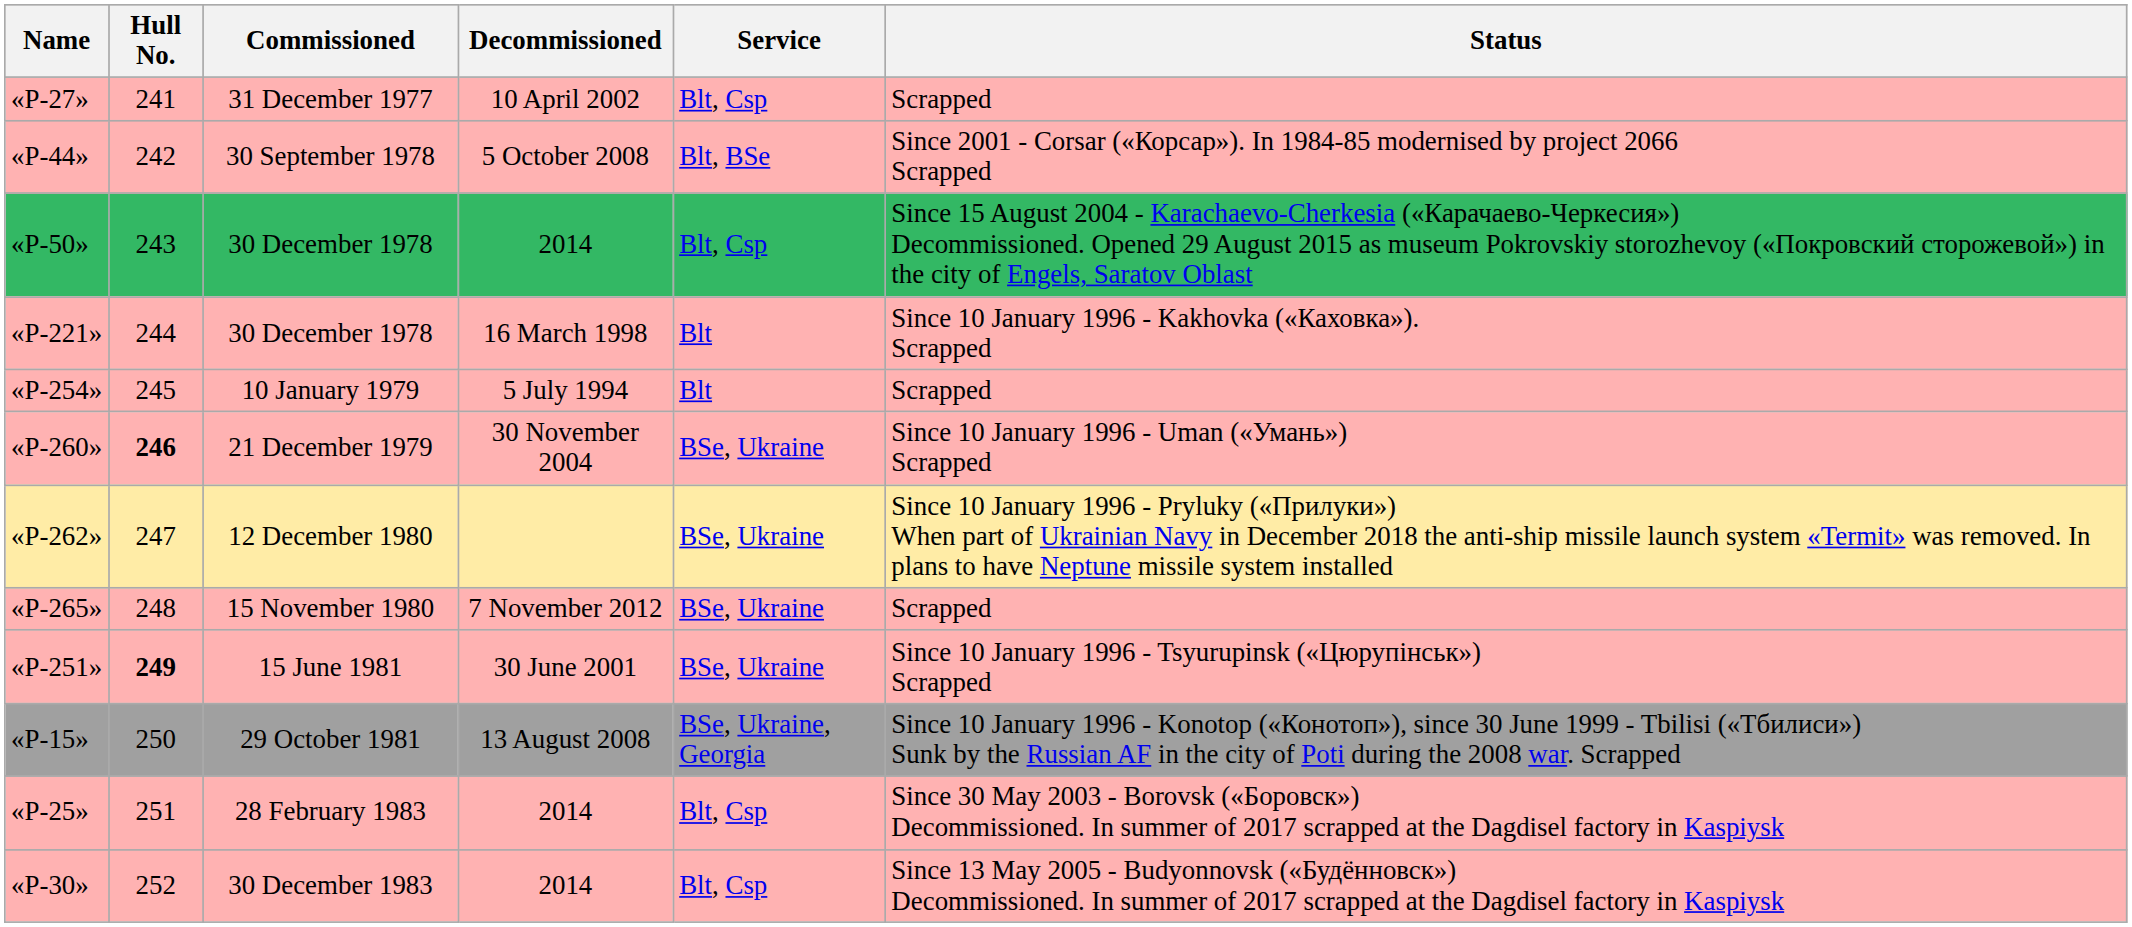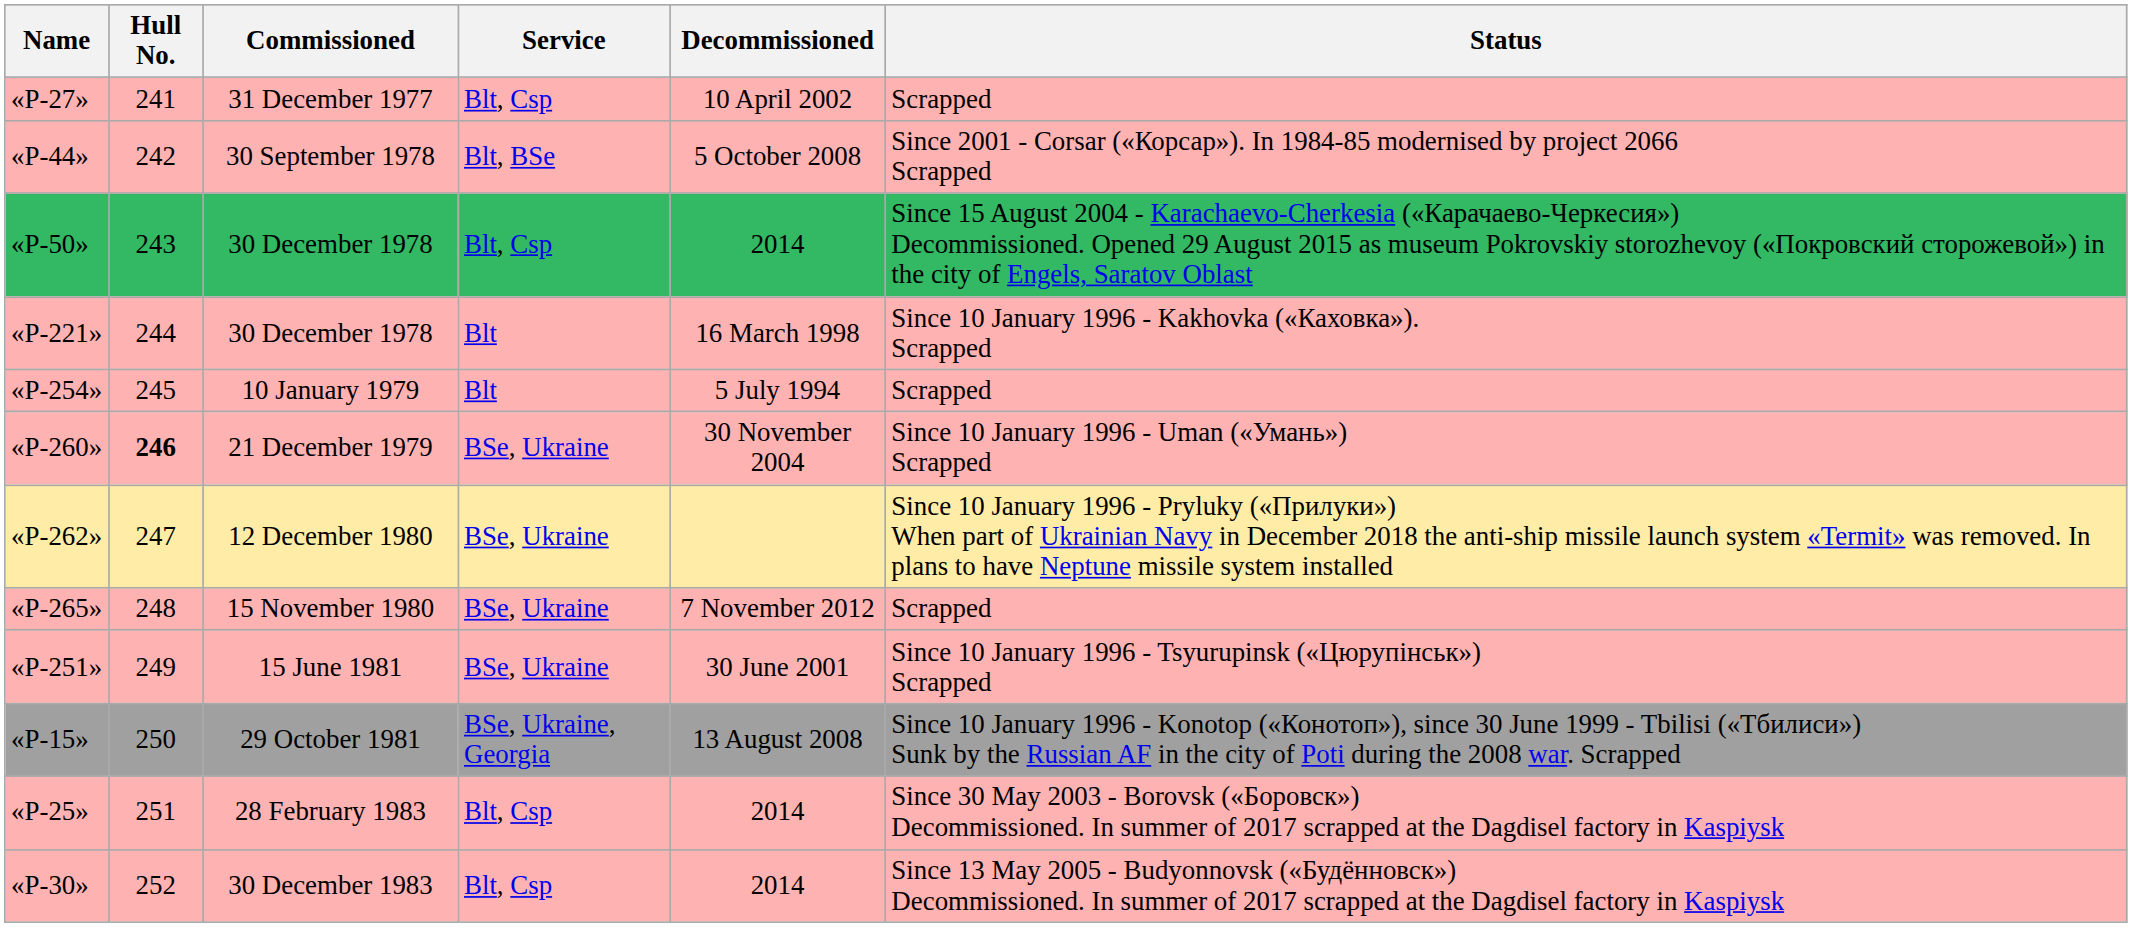columns swapped: (779, 40) <-> (565, 40)
(156, 666) bold -> (156, 666) normal
